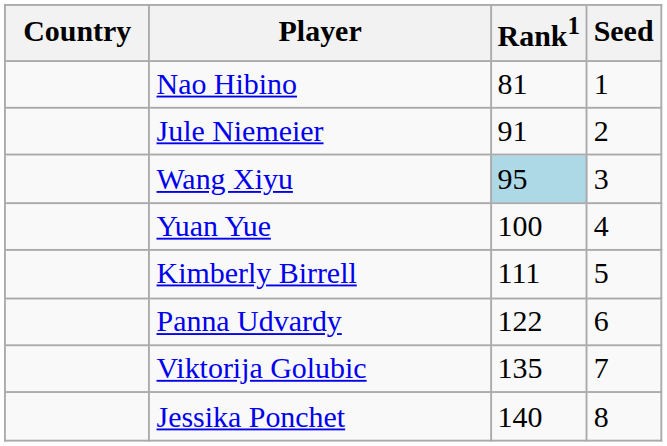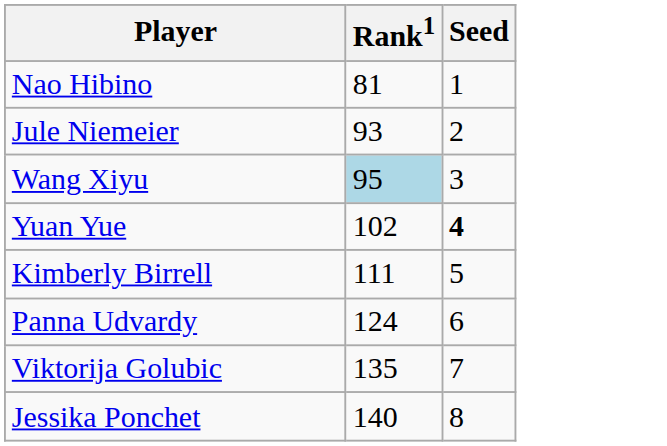- column: (77, 32)
(513, 131) 91 -> (368, 131) 93
(520, 226) 100 -> (375, 226) 102
(601, 226) normal -> (456, 226) bold
(520, 321) 122 -> (375, 321) 124
